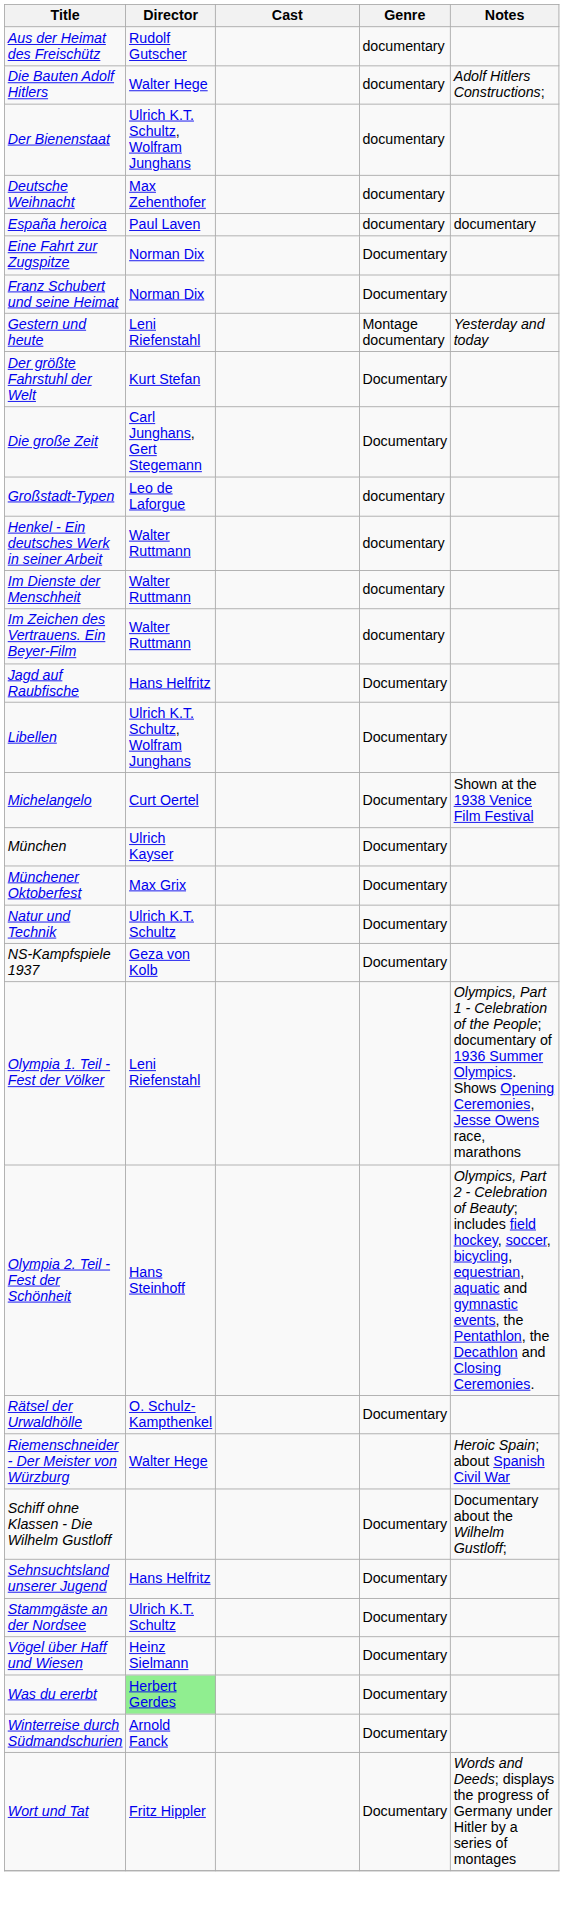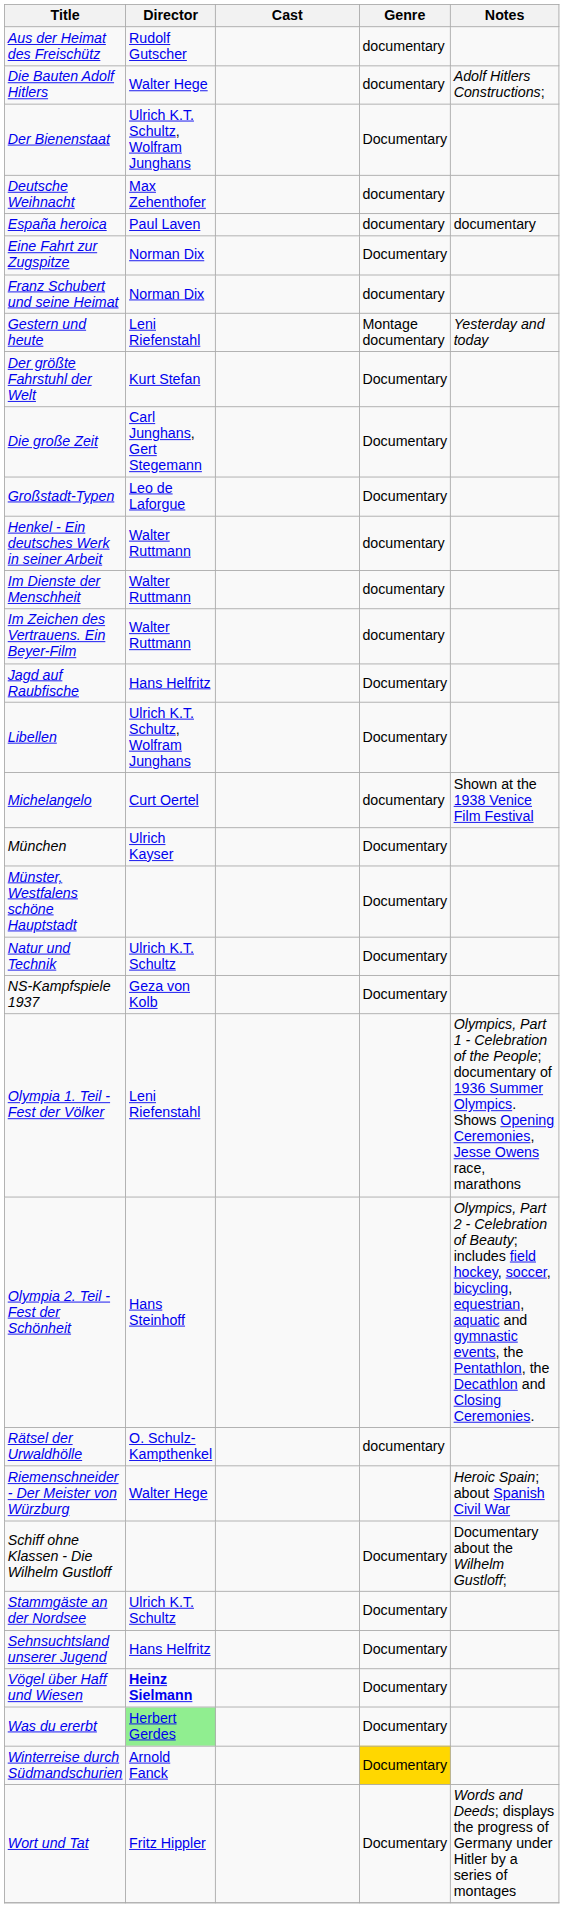(404, 139) documentary -> (405, 139) Documentary
(405, 294) Documentary -> (404, 294) documentary
(404, 496) documentary -> (405, 496) Documentary
(405, 800) Documentary -> (404, 800) documentary
- row: (45, 885)
+ row: (43, 901)
(405, 1414) Documentary -> (404, 1446) documentary
rows swapped: (58, 1578) <-> (58, 1617)
(159, 1655) normal -> (161, 1687) bold
(405, 1733) no background -> (405, 1765) gold background
